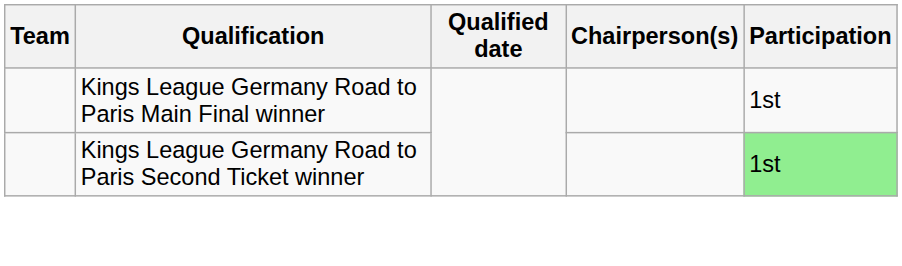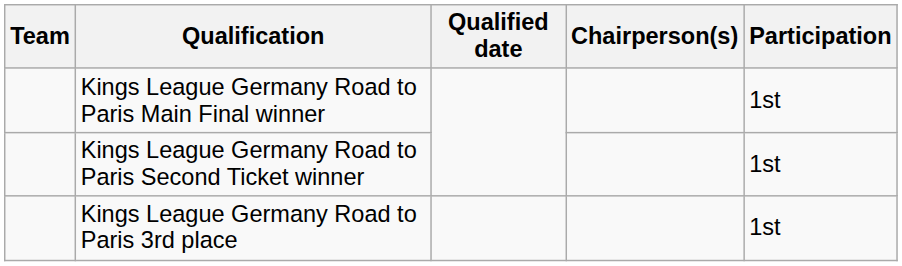(765, 163) lightgreen background -> (765, 163) no background
+ row: (249, 227)
